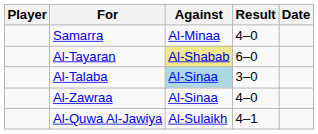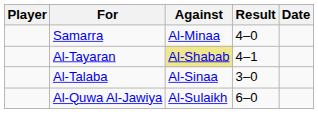(247, 56) 6–0 -> (247, 56) 4–1
(193, 77) lightblue background -> (193, 77) no background
- row: (83, 98)
(247, 118) 4–1 -> (247, 98) 6–0
